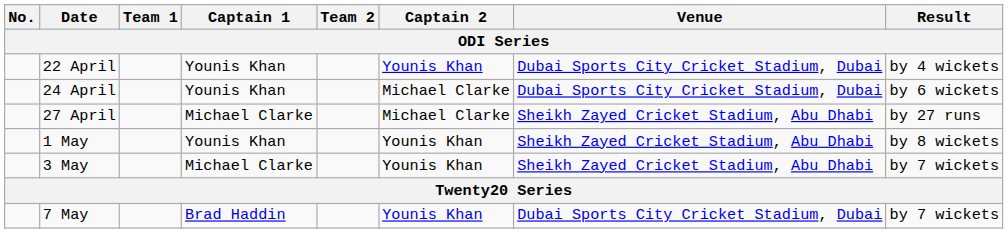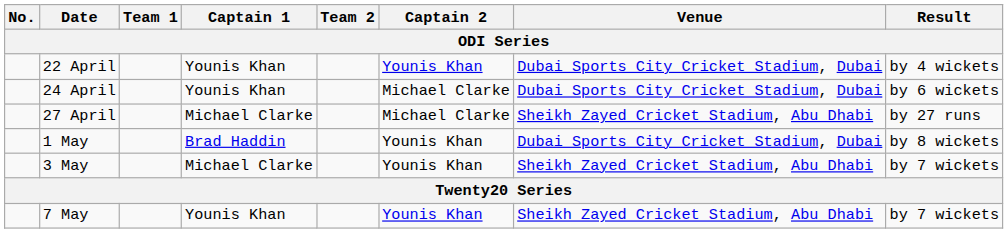(235, 141) Younis Khan -> (235, 141) Brad Haddin
(695, 141) Sheikh Zayed Cricket Stadium, Abu Dhabi -> (700, 141) Dubai Sports City Cricket Stadium, Dubai
(235, 215) Brad Haddin -> (235, 215) Younis Khan
(700, 215) Dubai Sports City Cricket Stadium, Dubai -> (695, 215) Sheikh Zayed Cricket Stadium, Abu Dhabi
